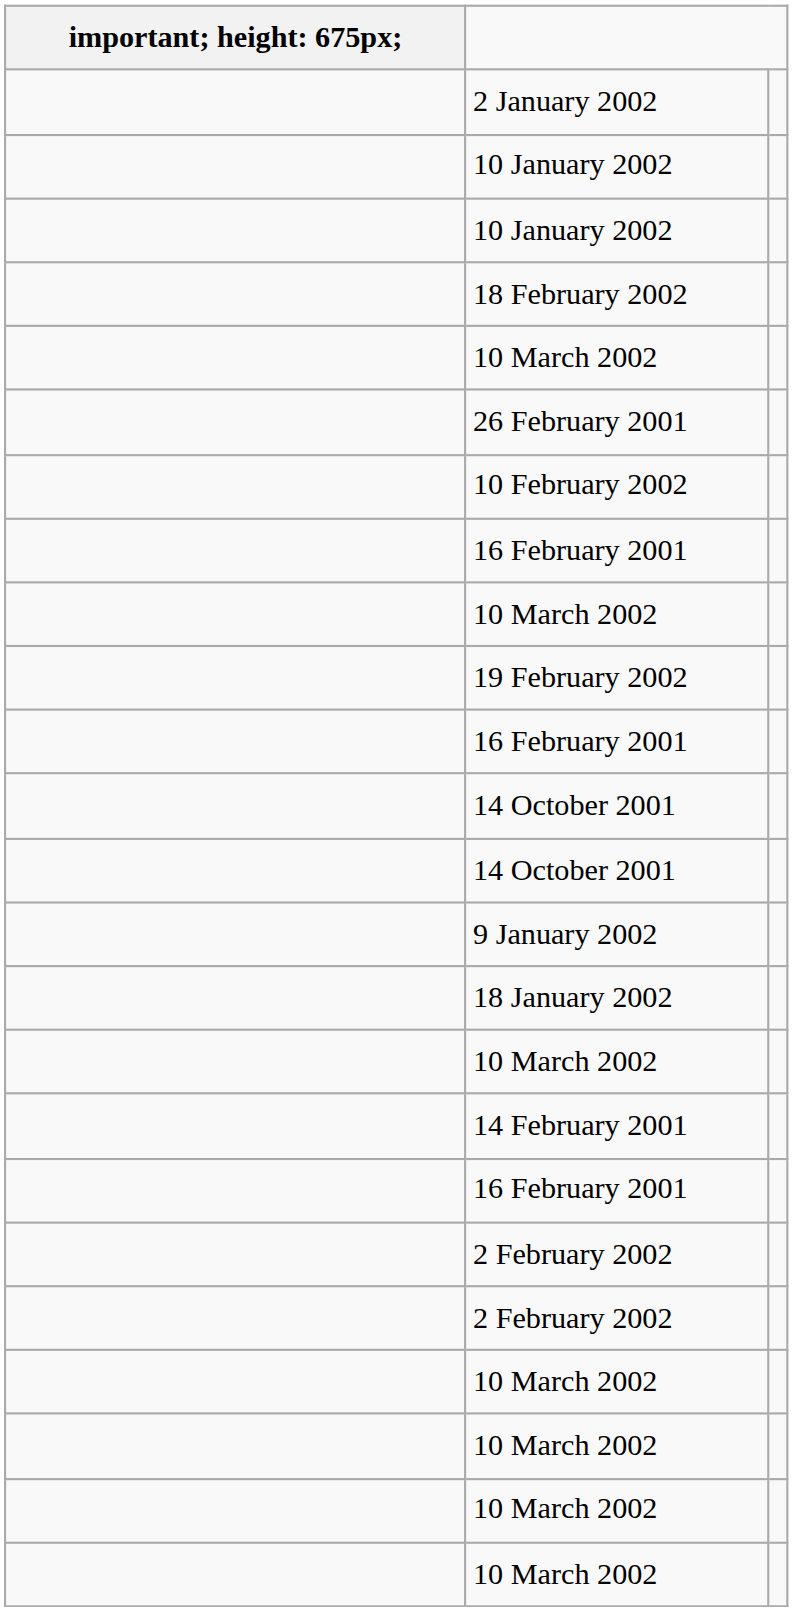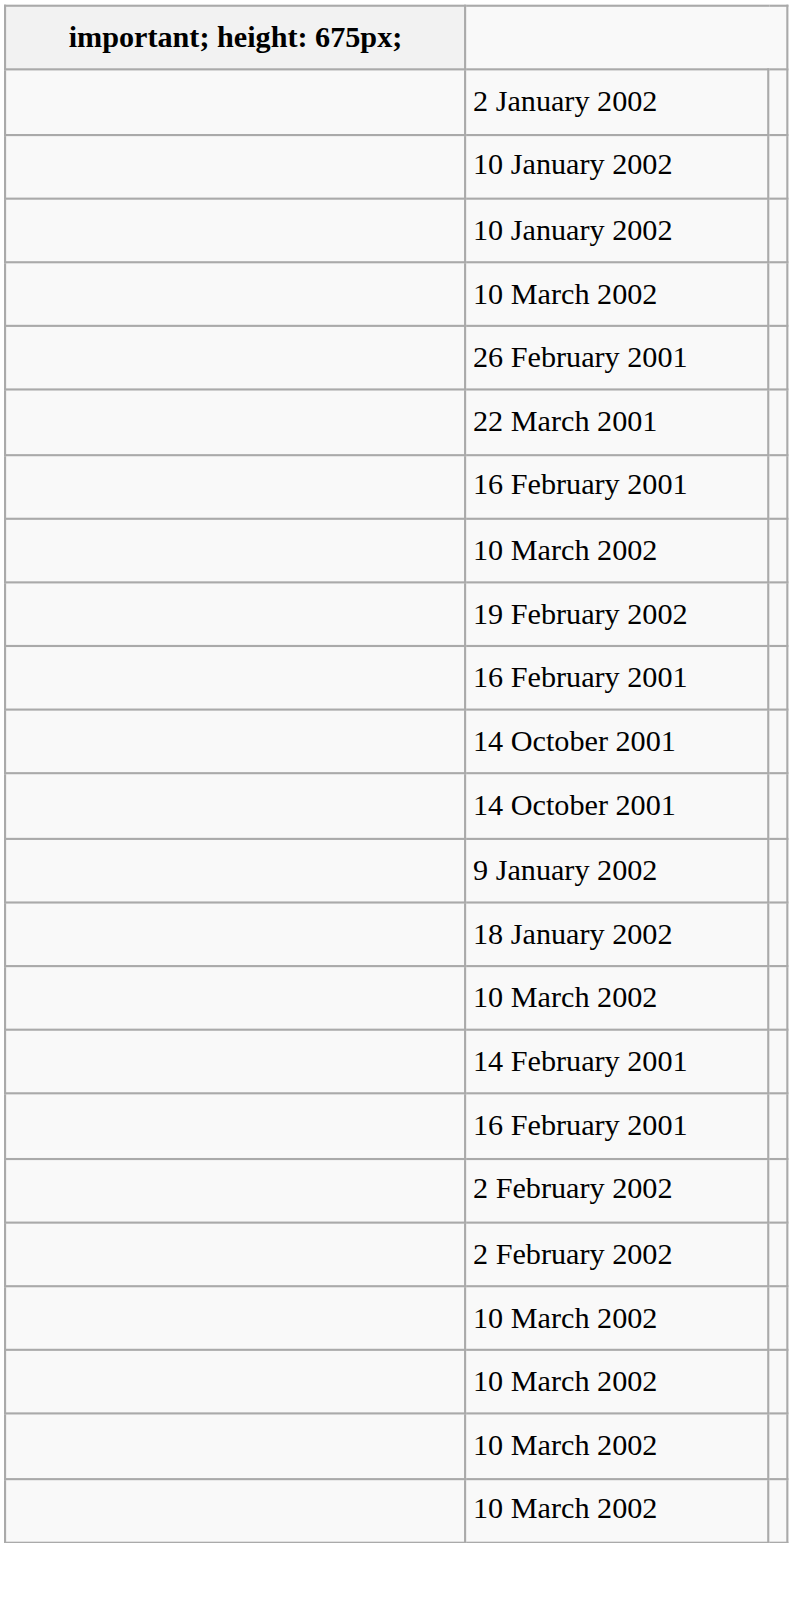- row: (235, 294)
- row: (235, 486)
+ row: (235, 422)
